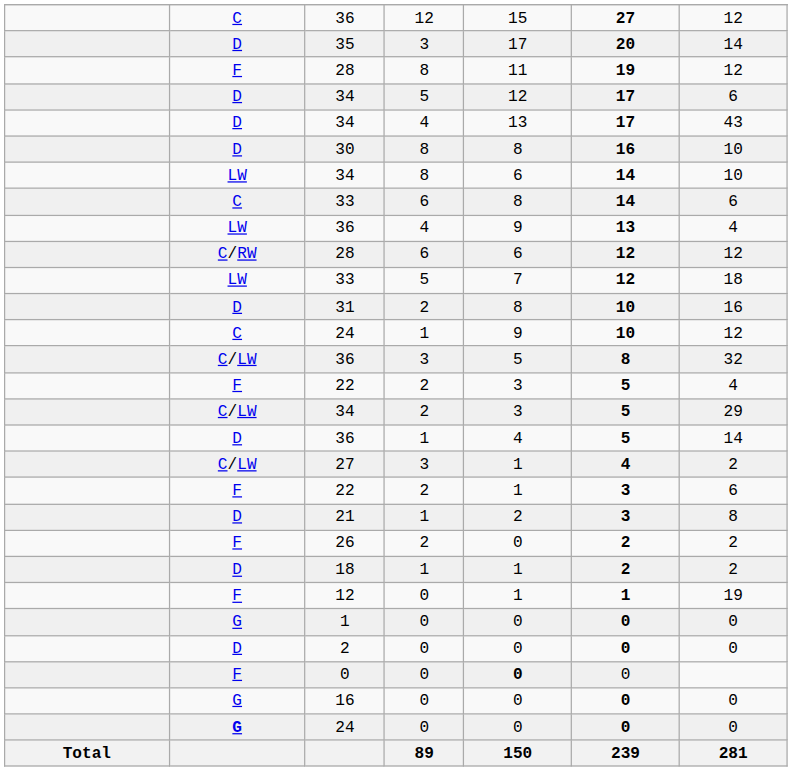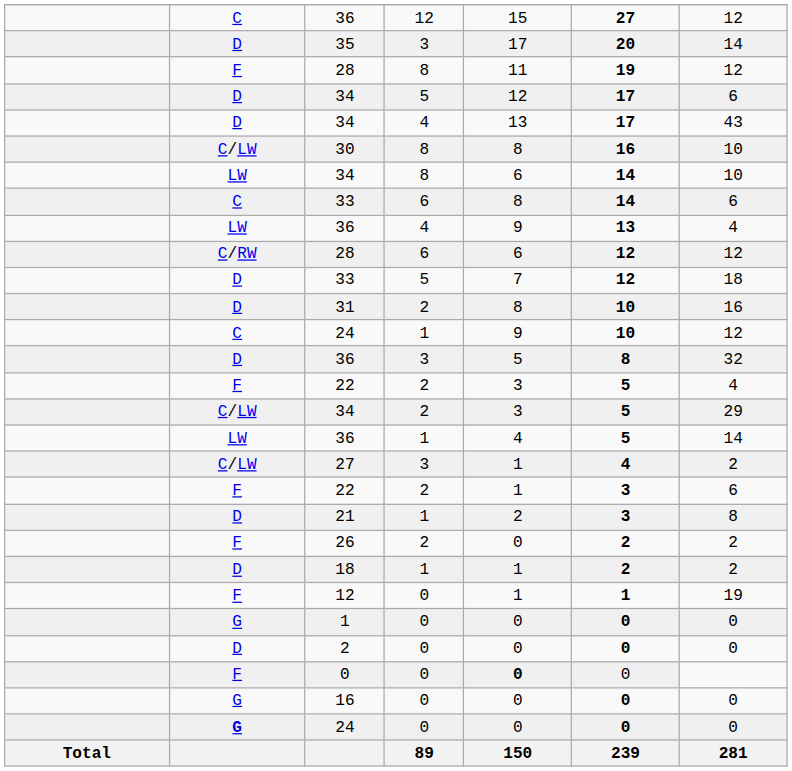(237, 149) D -> (237, 149) C/LW
(237, 280) LW -> (237, 280) D
(237, 359) C/LW -> (237, 359) D
(237, 438) D -> (237, 438) LW
